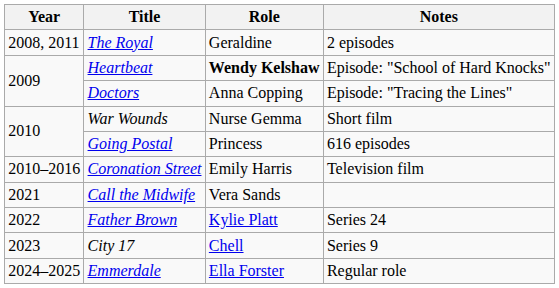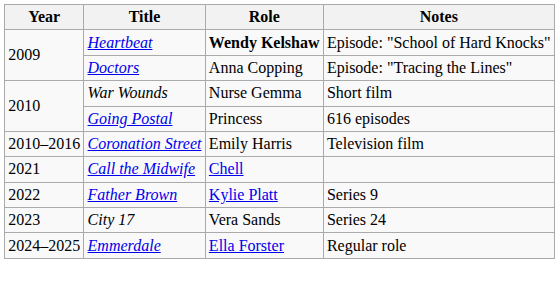- row: (120, 42)
(245, 194) Vera Sands -> (226, 169) Chell
(356, 220) Series 24 -> (352, 194) Series 9
(226, 245) Chell -> (245, 220) Vera Sands
(352, 245) Series 9 -> (356, 220) Series 24
